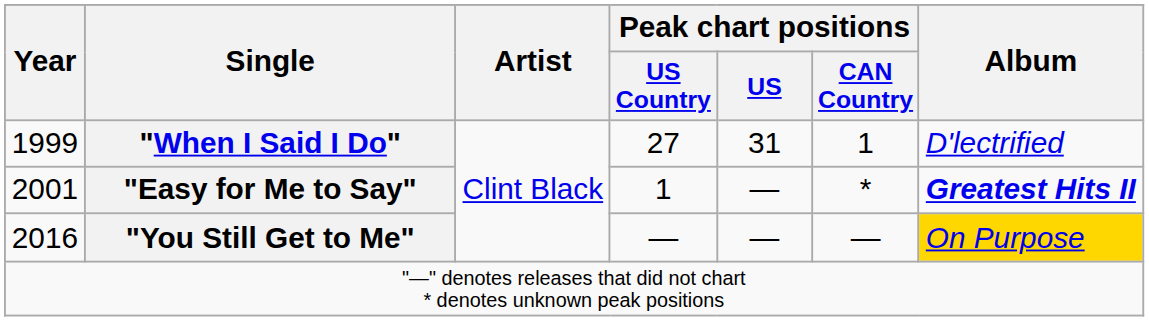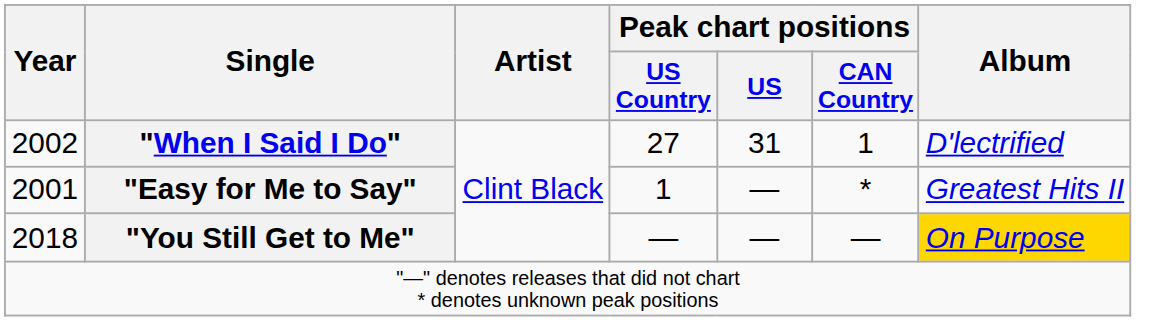(45, 142) 1999 -> (45, 142) 2002
(1031, 190) bold -> (1025, 190) normal
(45, 237) 2016 -> (45, 237) 2018
